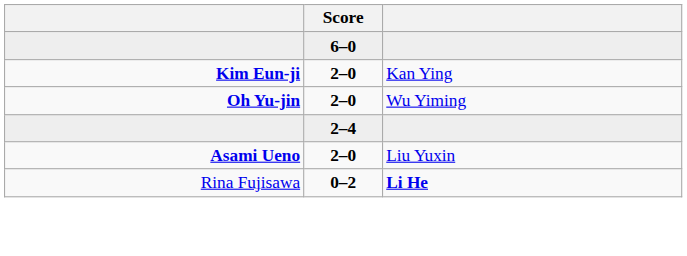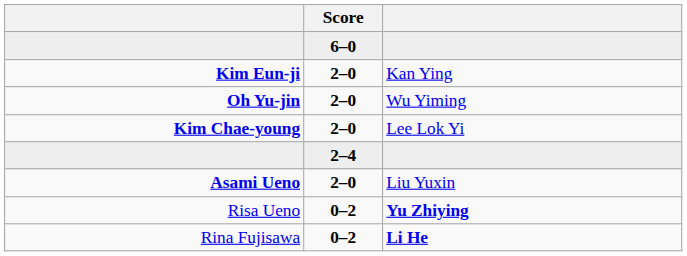+ row: (237, 127)
+ row: (264, 210)
